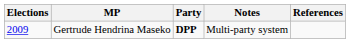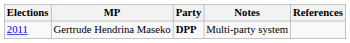(18, 30) 2009 -> (17, 30) 2011
